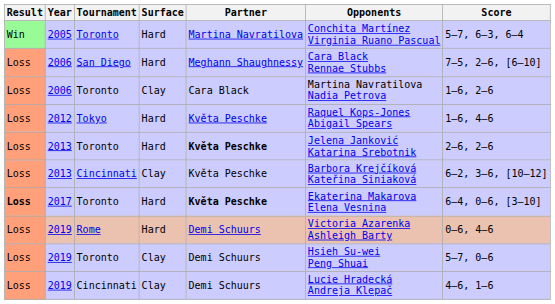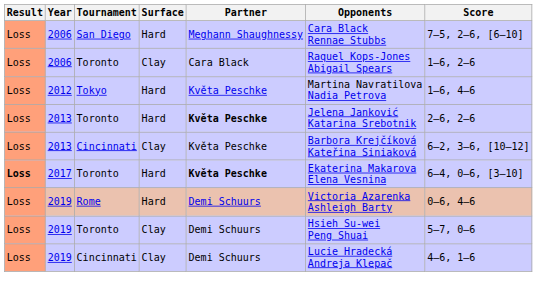- row: (60, 35)
(365, 90) Martina Navratilova Nadia Petrova -> (359, 62) Raquel Kops-Jones Abigail Spears
(359, 118) Raquel Kops-Jones Abigail Spears -> (365, 90) Martina Navratilova Nadia Petrova
